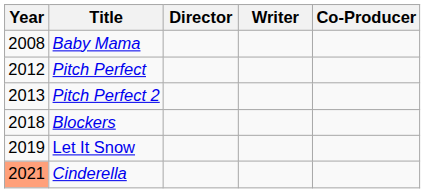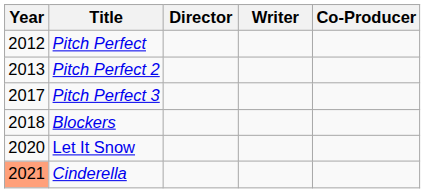- row: (97, 43)
+ row: (106, 95)
(27, 148) 2019 -> (27, 148) 2020
